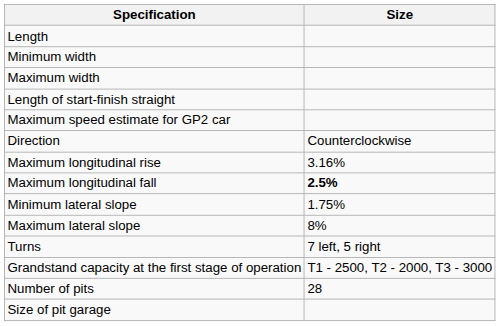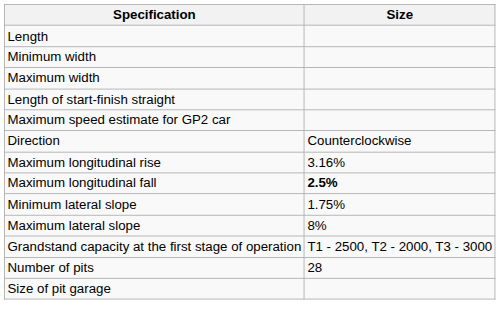- row: (24, 246)
